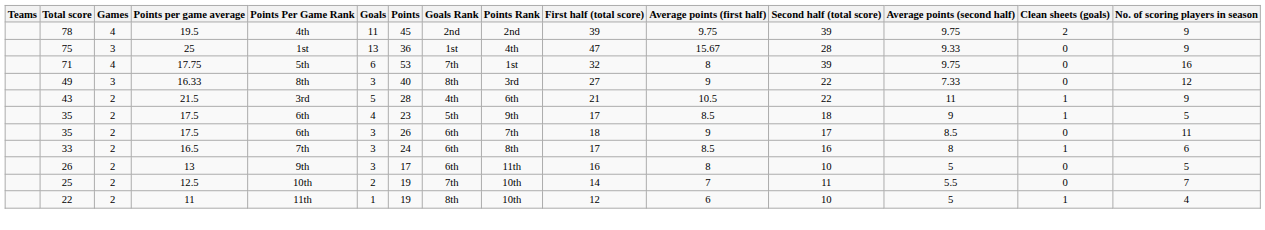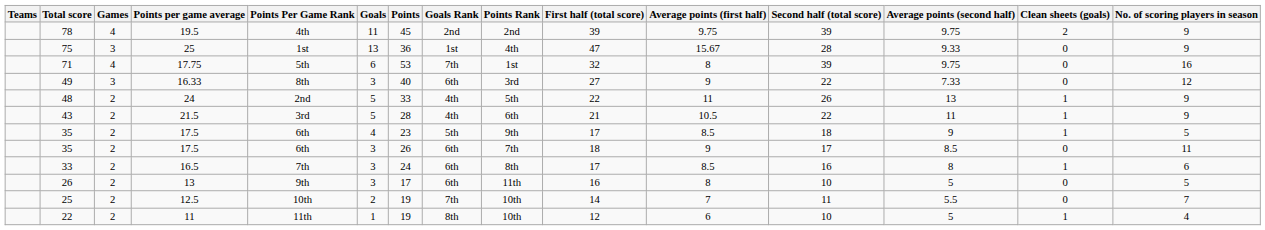(452, 81) 8th -> (452, 81) 6th
+ row: (67, 98)
